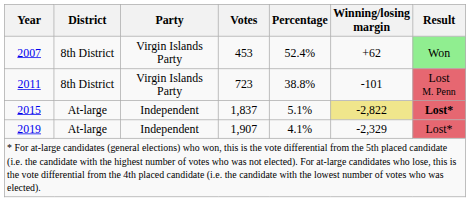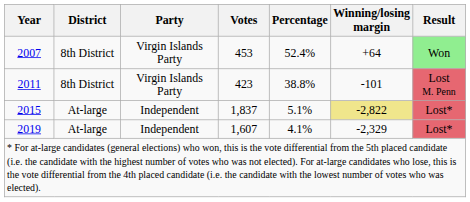(372, 52) +62 -> (372, 52) +64
(244, 84) 723 -> (244, 84) 423
(439, 110) bold -> (439, 110) normal
(244, 128) 1,907 -> (244, 128) 1,607
